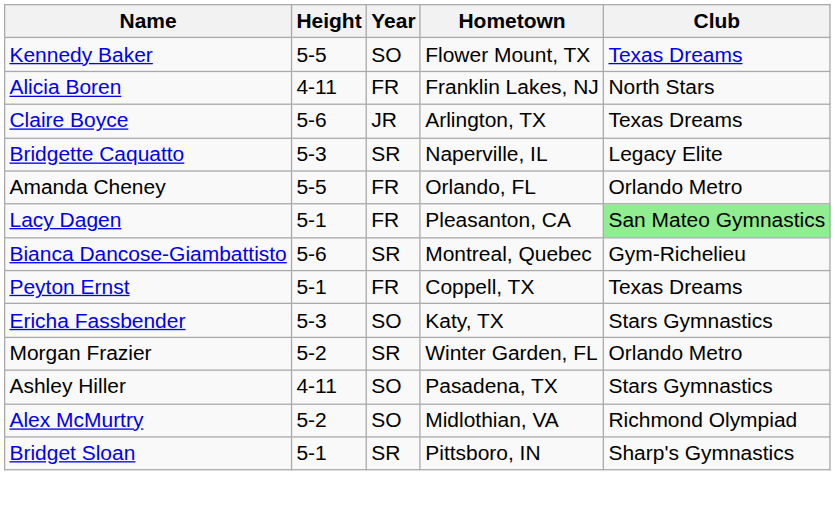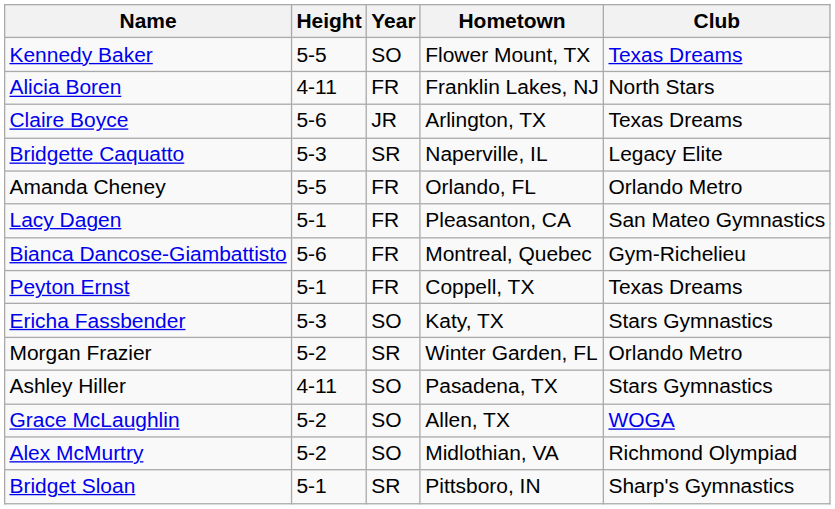(717, 220) lightgreen background -> (717, 220) no background
(386, 253) SR -> (385, 253) FR
+ row: (95, 420)
